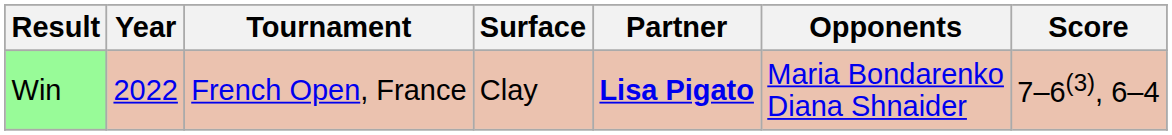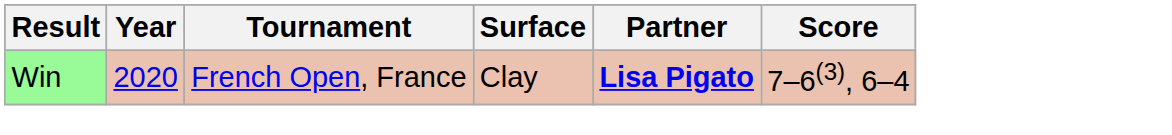- column: (886, 27)
(146, 89) 2022 -> (146, 77) 2020
